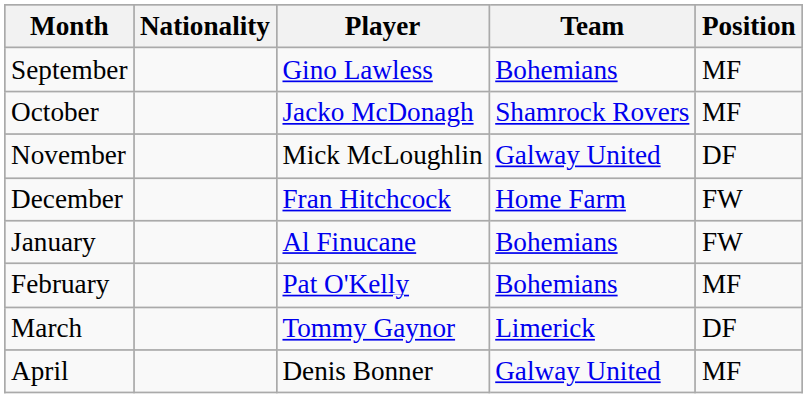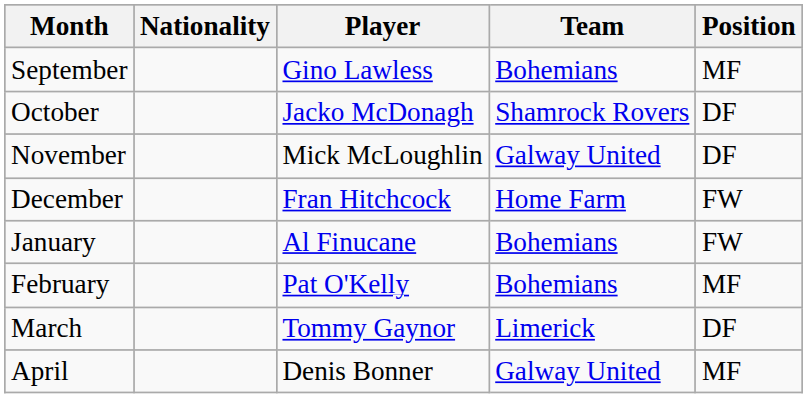(722, 112) MF -> (719, 112) DF
